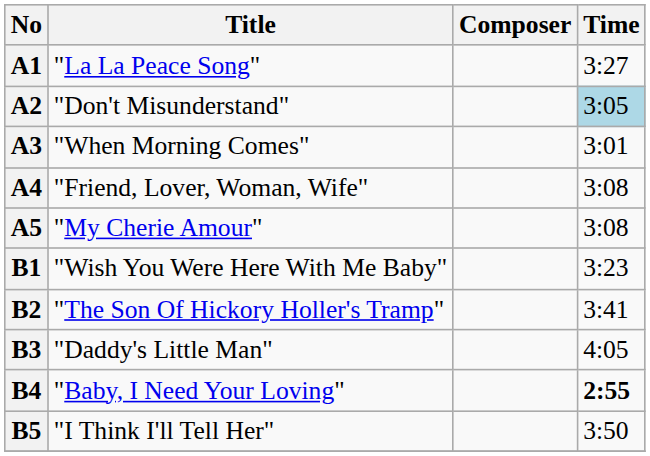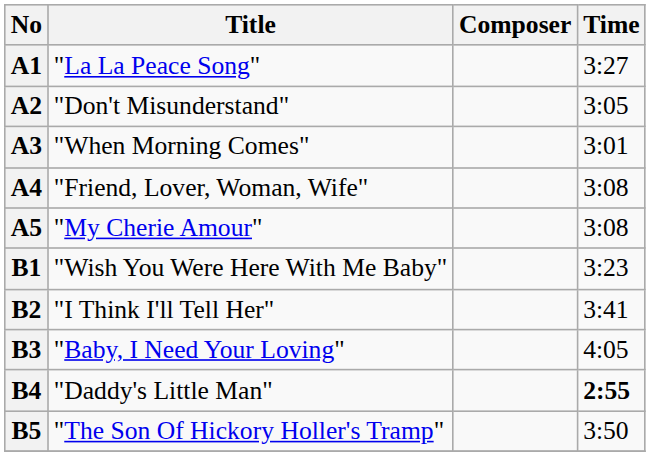(606, 106) lightblue background -> (606, 106) no background
(249, 308) "The Son Of Hickory Holler's Tramp" -> (164, 308) "I Think I'll Tell Her"
(163, 349) "Daddy's Little Man" -> (199, 349) "Baby, I Need Your Loving"
(199, 390) "Baby, I Need Your Loving" -> (163, 390) "Daddy's Little Man"
(164, 430) "I Think I'll Tell Her" -> (249, 430) "The Son Of Hickory Holler's Tramp"
